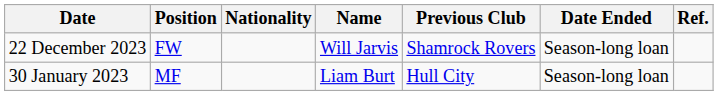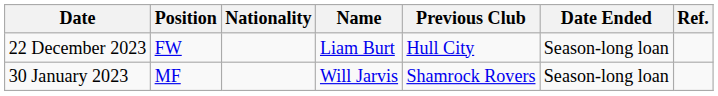(359, 47) Will Jarvis -> (357, 47) Liam Burt
(471, 47) Shamrock Rovers -> (440, 47) Hull City
(357, 76) Liam Burt -> (359, 76) Will Jarvis
(440, 76) Hull City -> (471, 76) Shamrock Rovers
